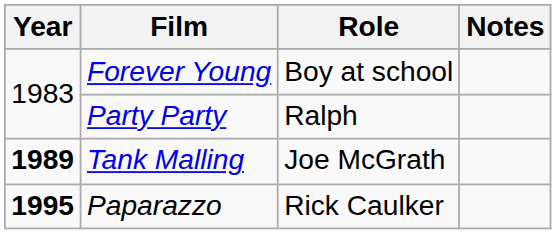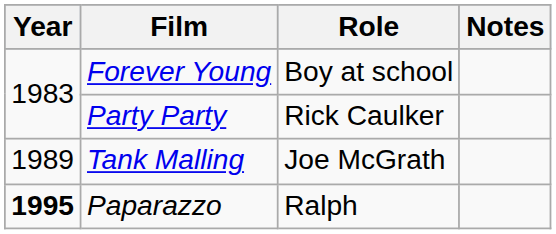(321, 116) Ralph -> (364, 116) Rick Caulker
(43, 160) bold -> (43, 160) normal
(364, 205) Rick Caulker -> (321, 205) Ralph
